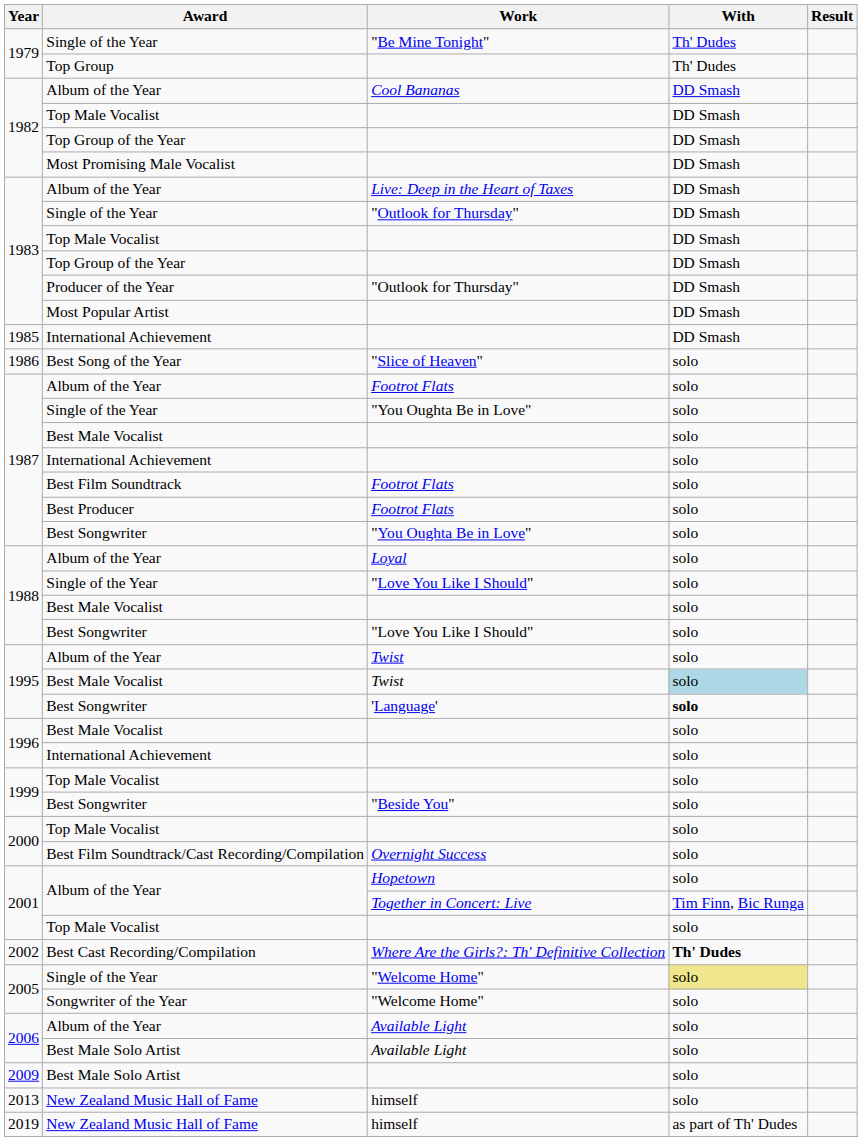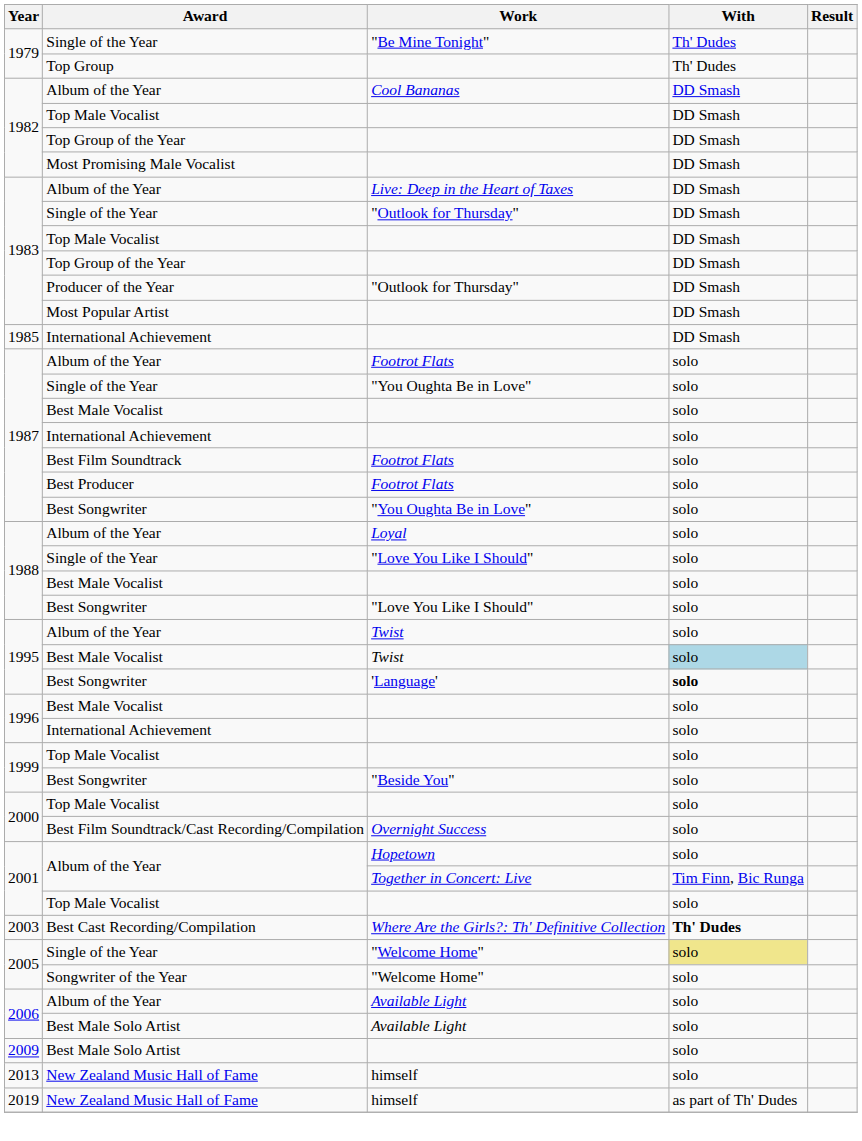- row: (114, 361)
(24, 952) 2002 -> (24, 927) 2003
